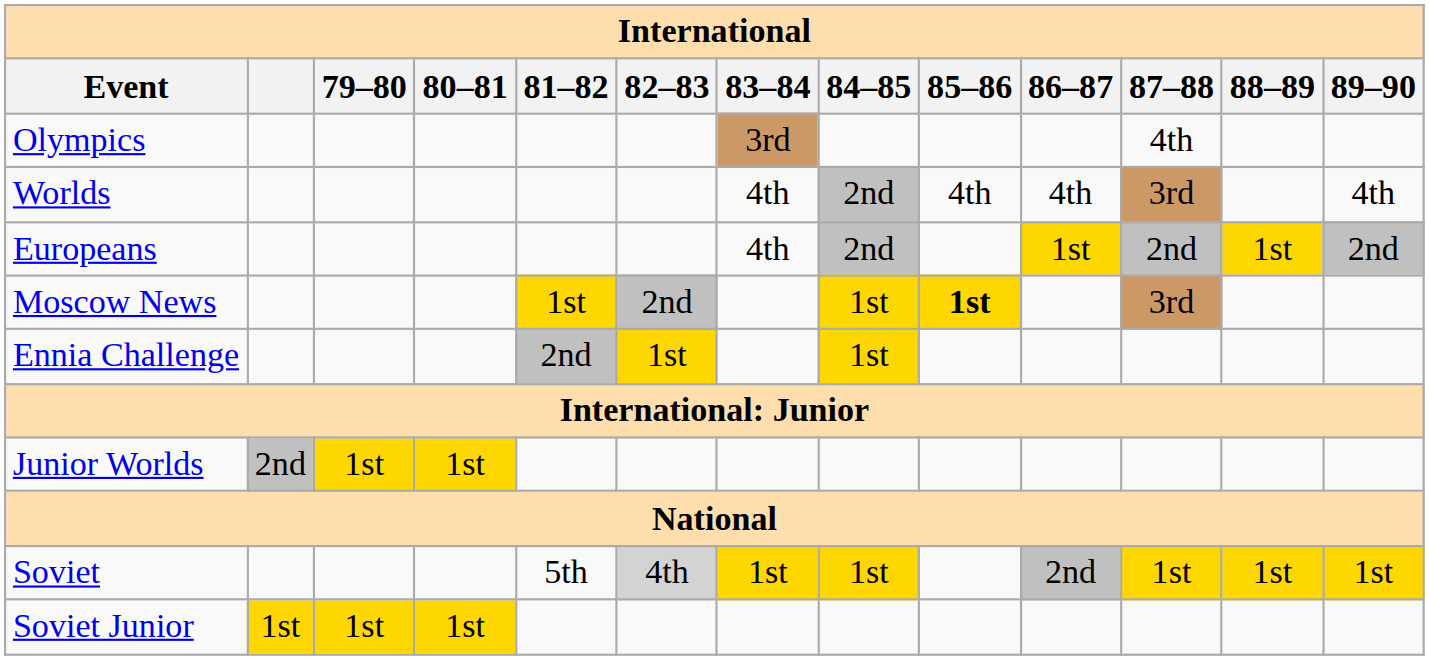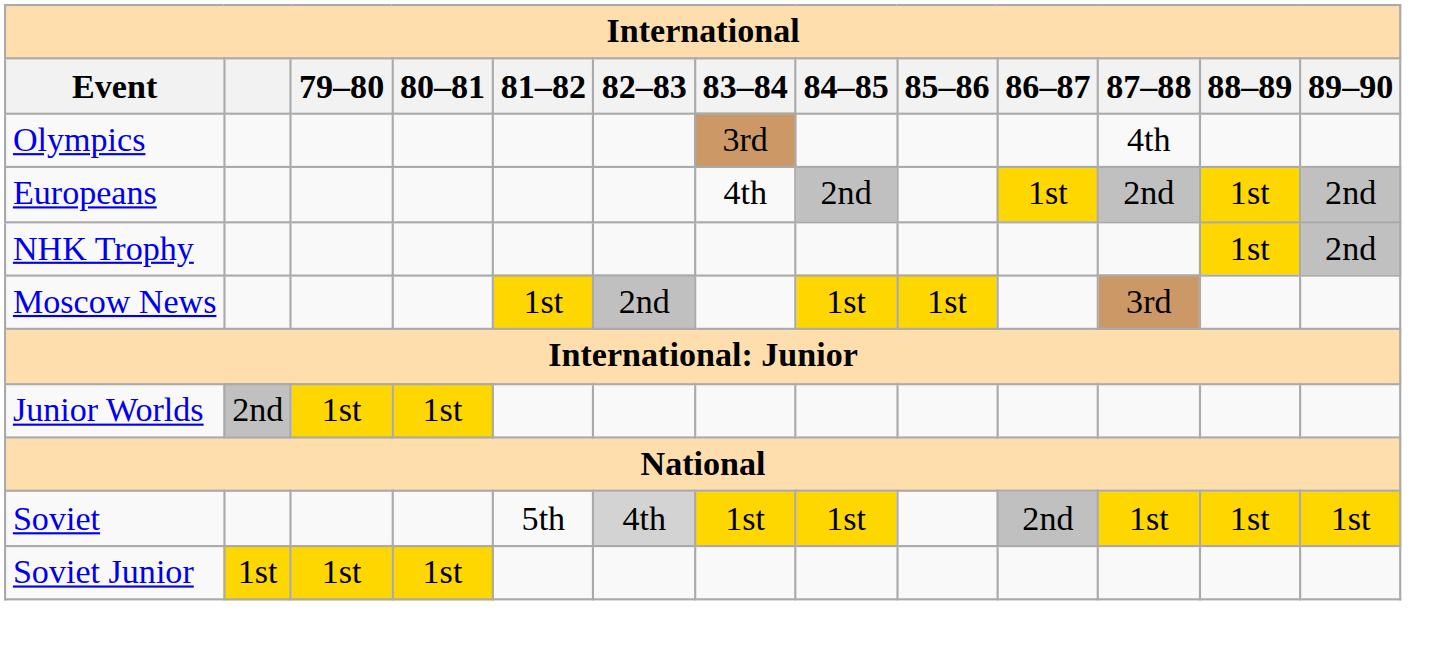- row: (62, 193)
+ row: (103, 247)
(970, 301) bold -> (947, 301) normal
- row: (126, 355)
